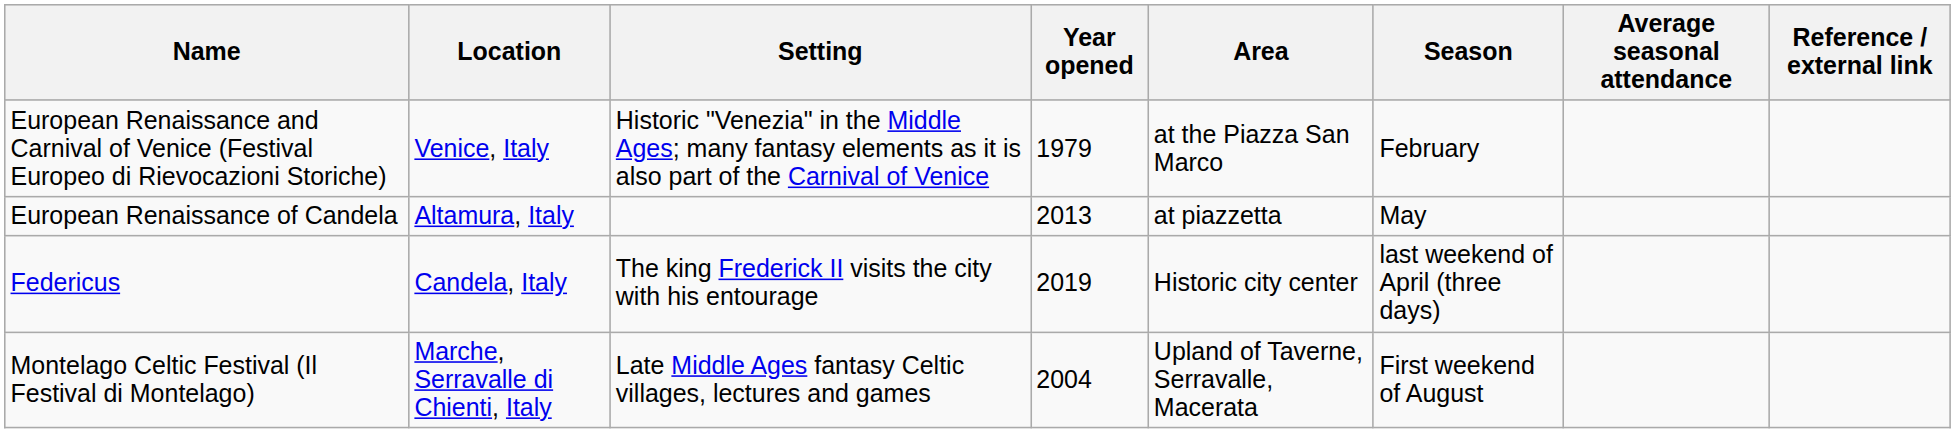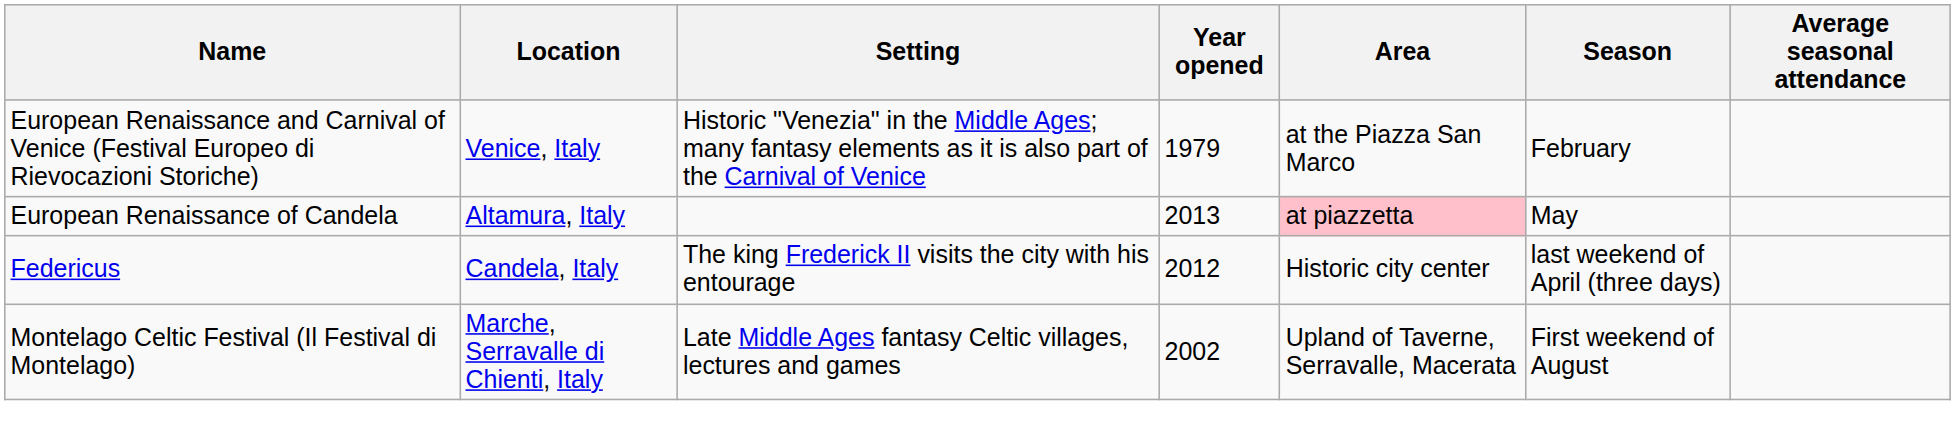- column: (1860, 52)
(1218, 215) no background -> (1350, 215) pink background
(1064, 283) 2019 -> (1192, 269) 2012
(1064, 379) 2004 -> (1192, 351) 2002
